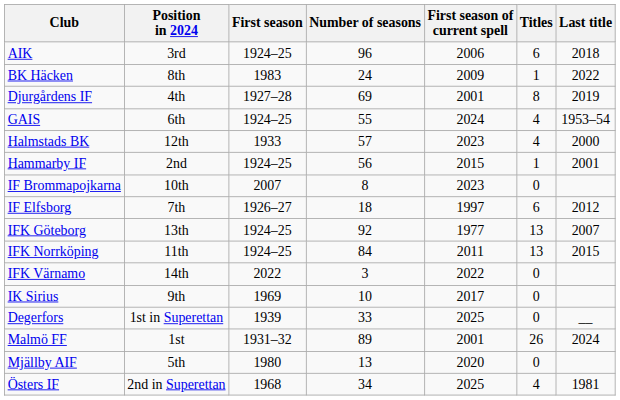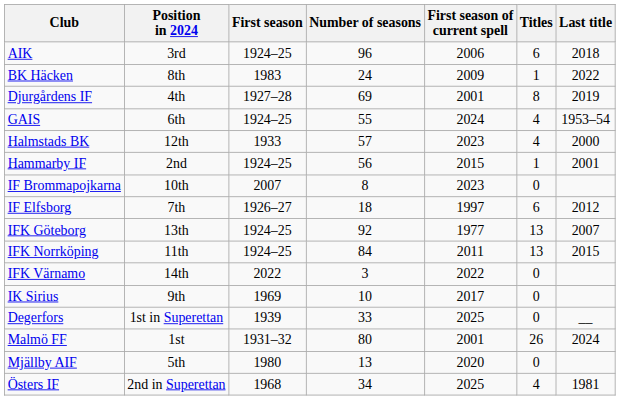(365, 340) 89 -> (365, 340) 80
